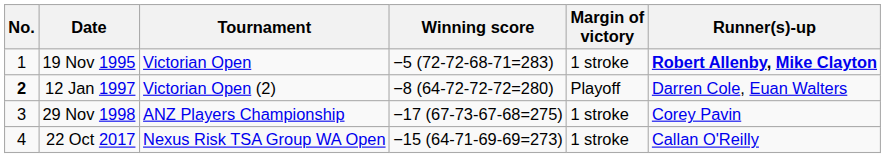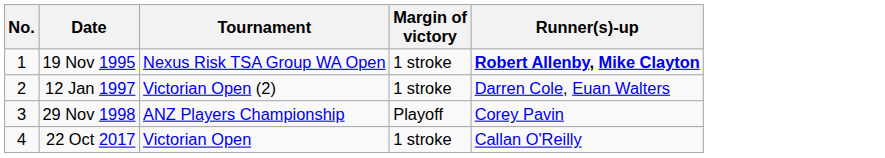- column: (478, 27)
(197, 62) Victorian Open -> (264, 62) Nexus Risk TSA Group WA Open
(22, 88) bold -> (22, 88) normal
(595, 88) Playoff -> (422, 88) 1 stroke
(600, 114) 1 stroke -> (418, 114) Playoff
(264, 140) Nexus Risk TSA Group WA Open -> (197, 140) Victorian Open
